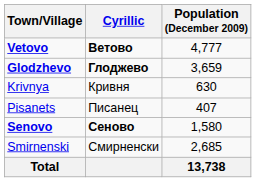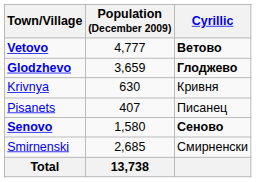columns swapped: (124, 21) <-> (206, 21)
